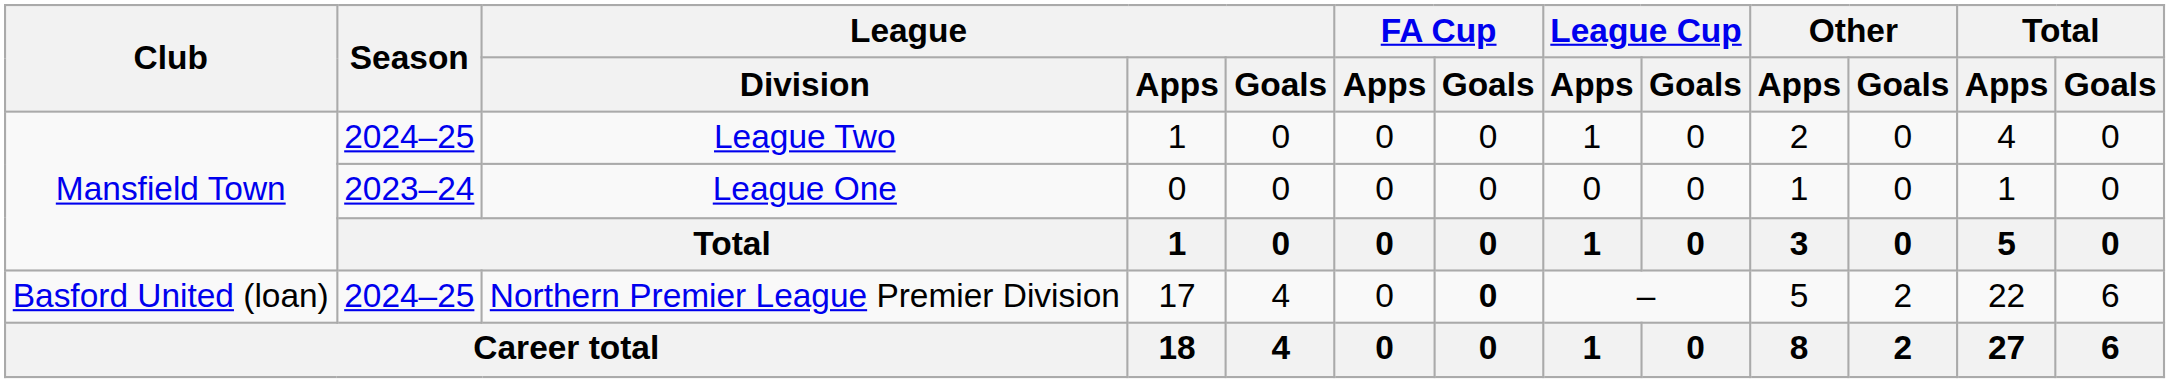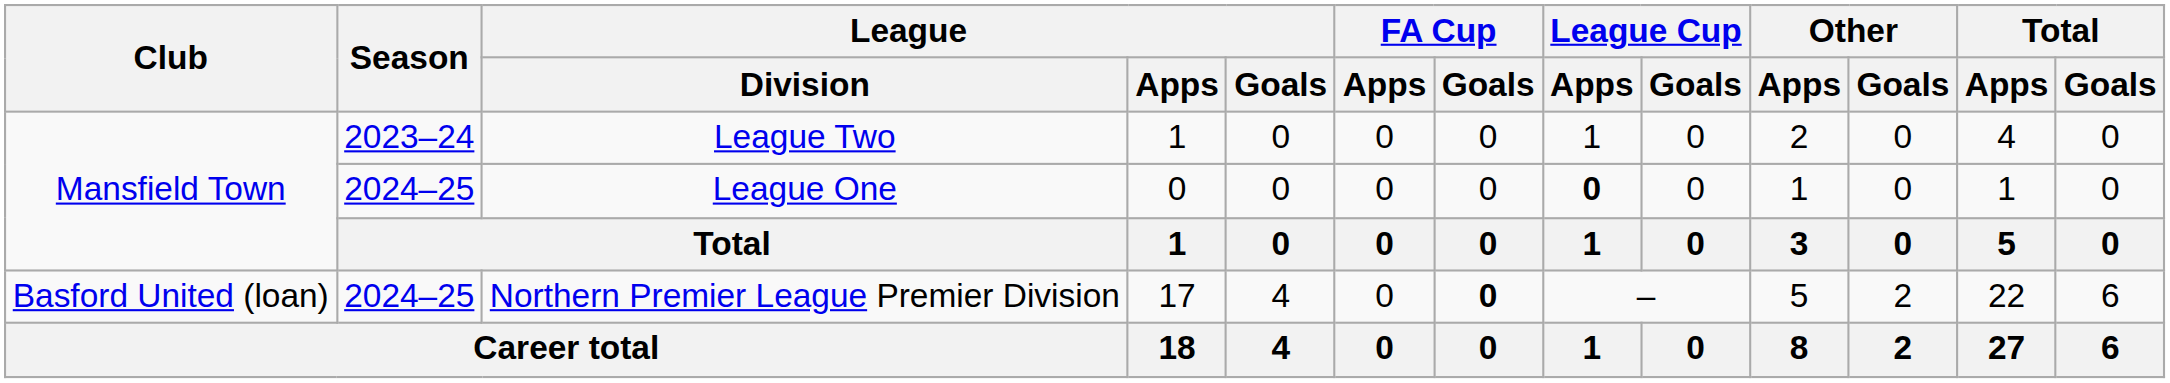(409, 137) 2024–25 -> (409, 137) 2023–24
(409, 190) 2023–24 -> (409, 190) 2024–25
(1592, 190) normal -> (1592, 190) bold
